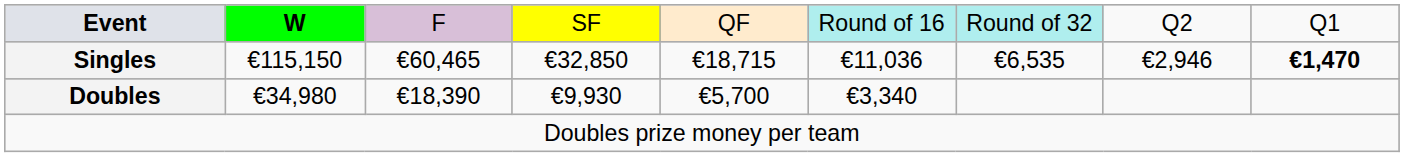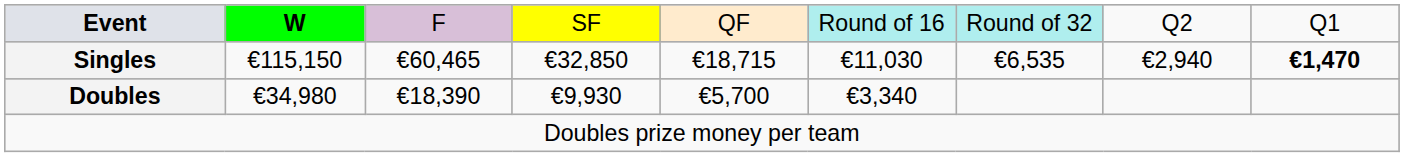(882, 60) €11,036 -> (882, 60) €11,030
(1177, 60) €2,946 -> (1177, 60) €2,940
